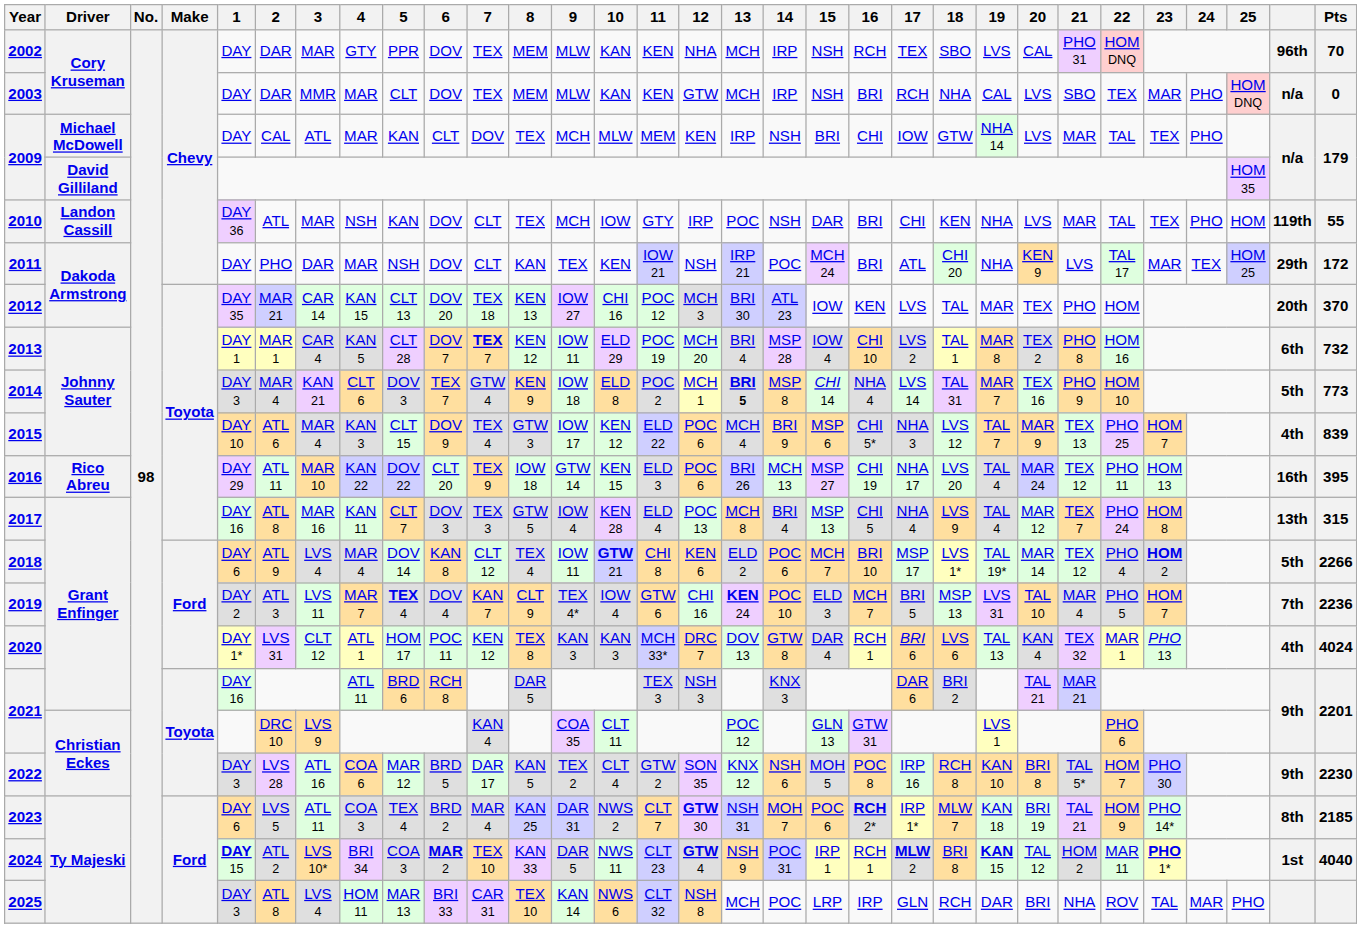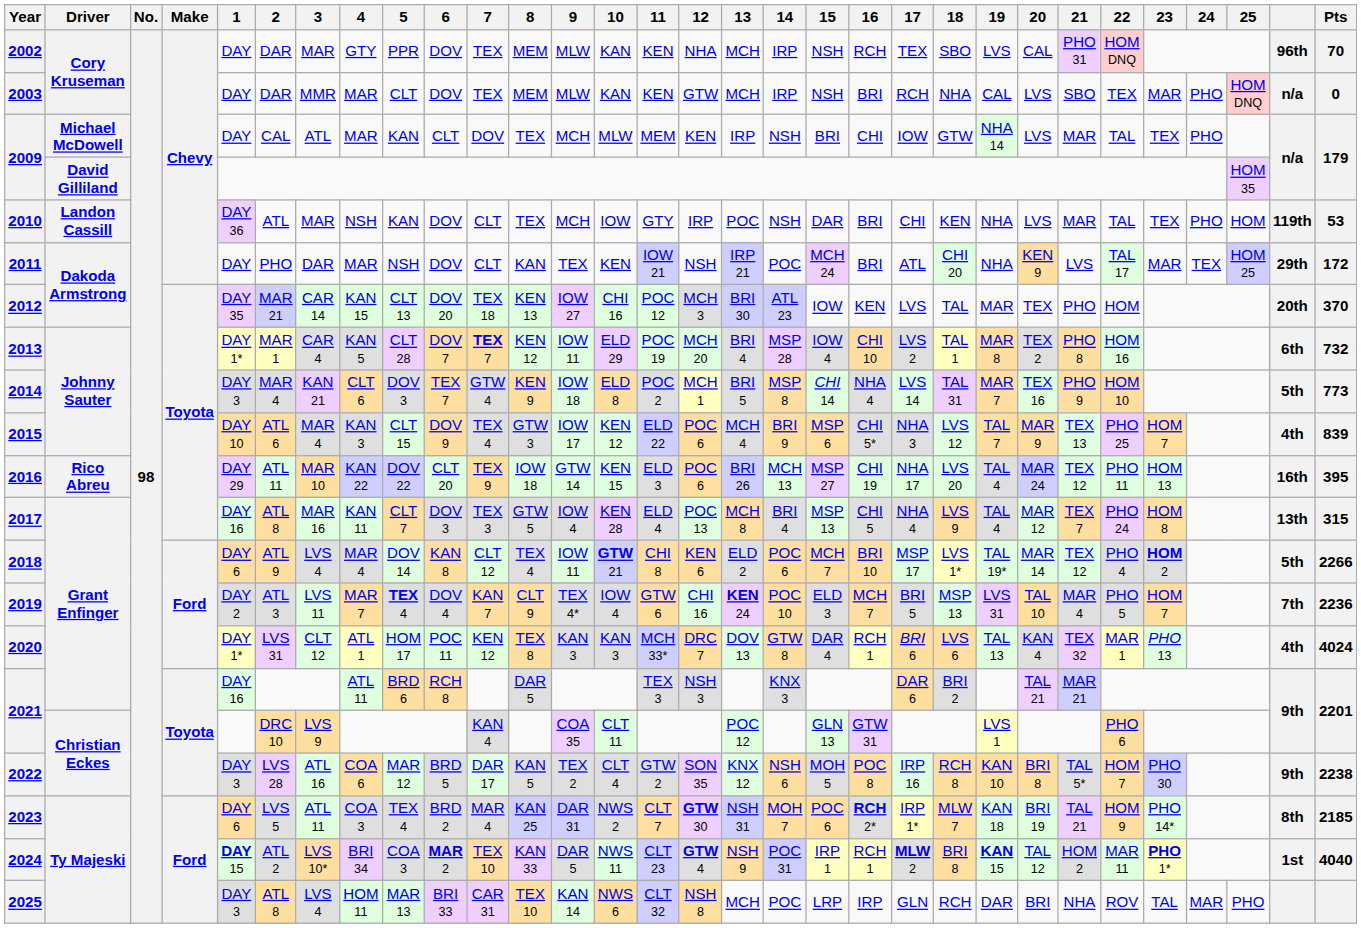(1336, 221) 55 -> (1336, 221) 53
(236, 348) DAY 1 -> (236, 348) DAY 1*
(743, 391) bold -> (743, 391) normal
(1336, 774) 2230 -> (1336, 774) 2238
